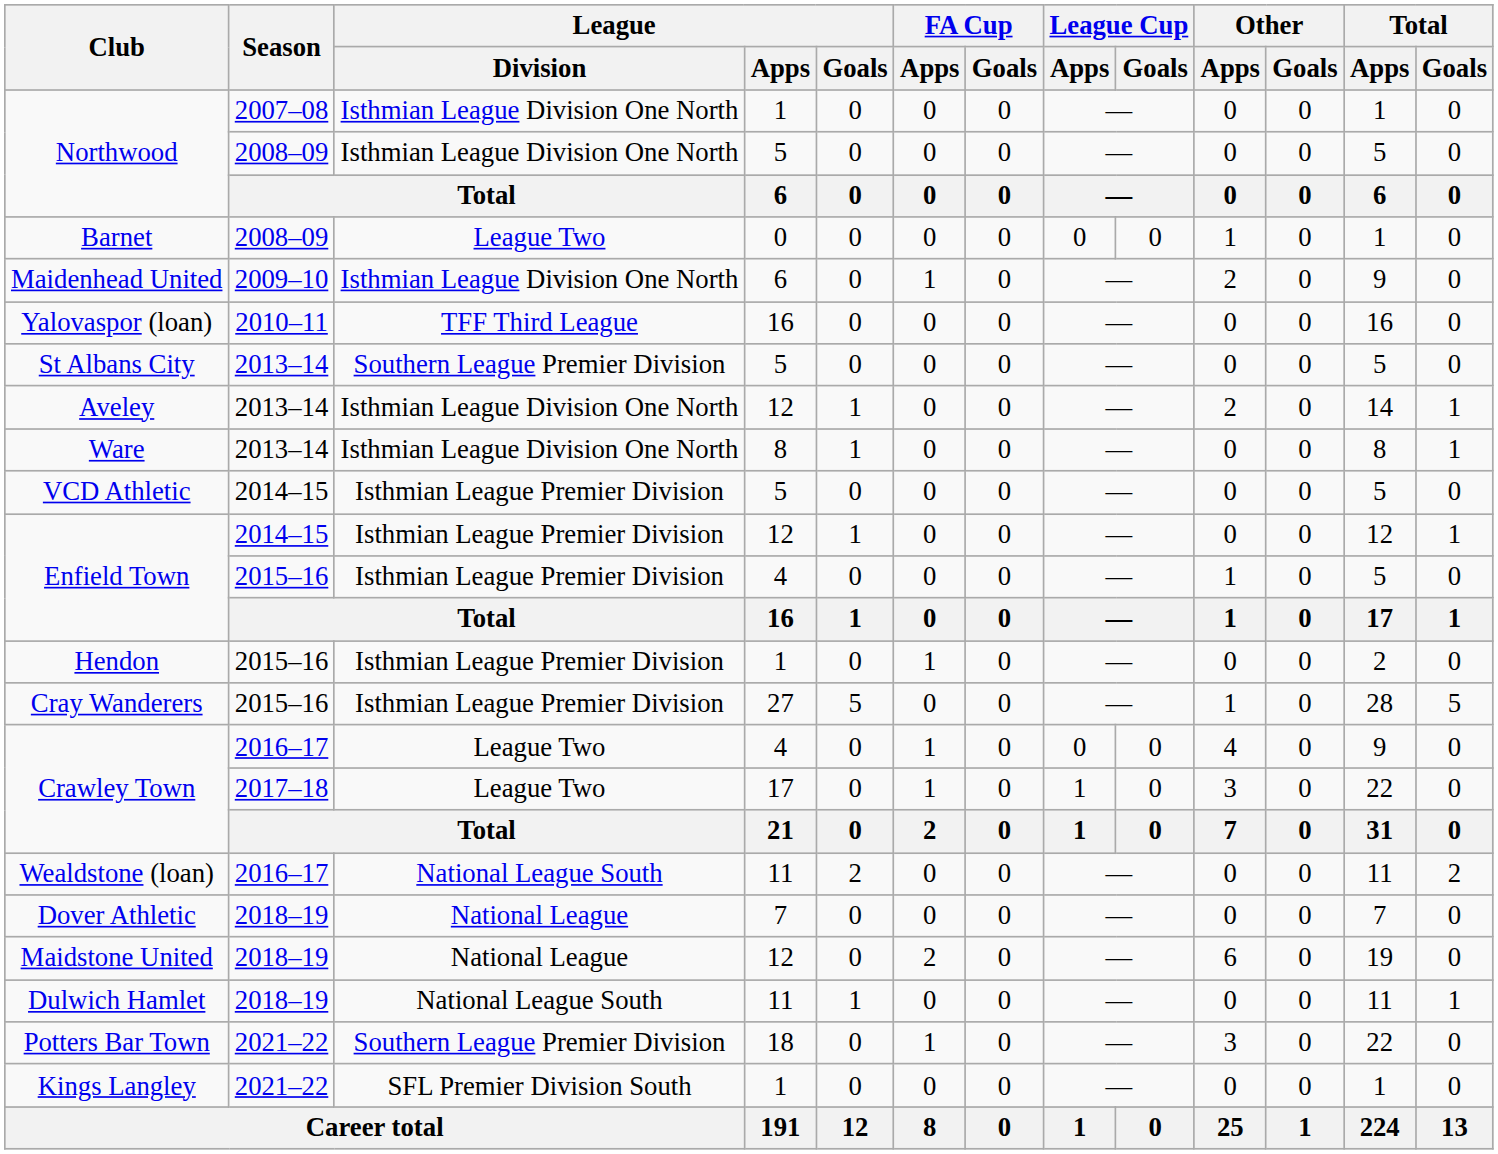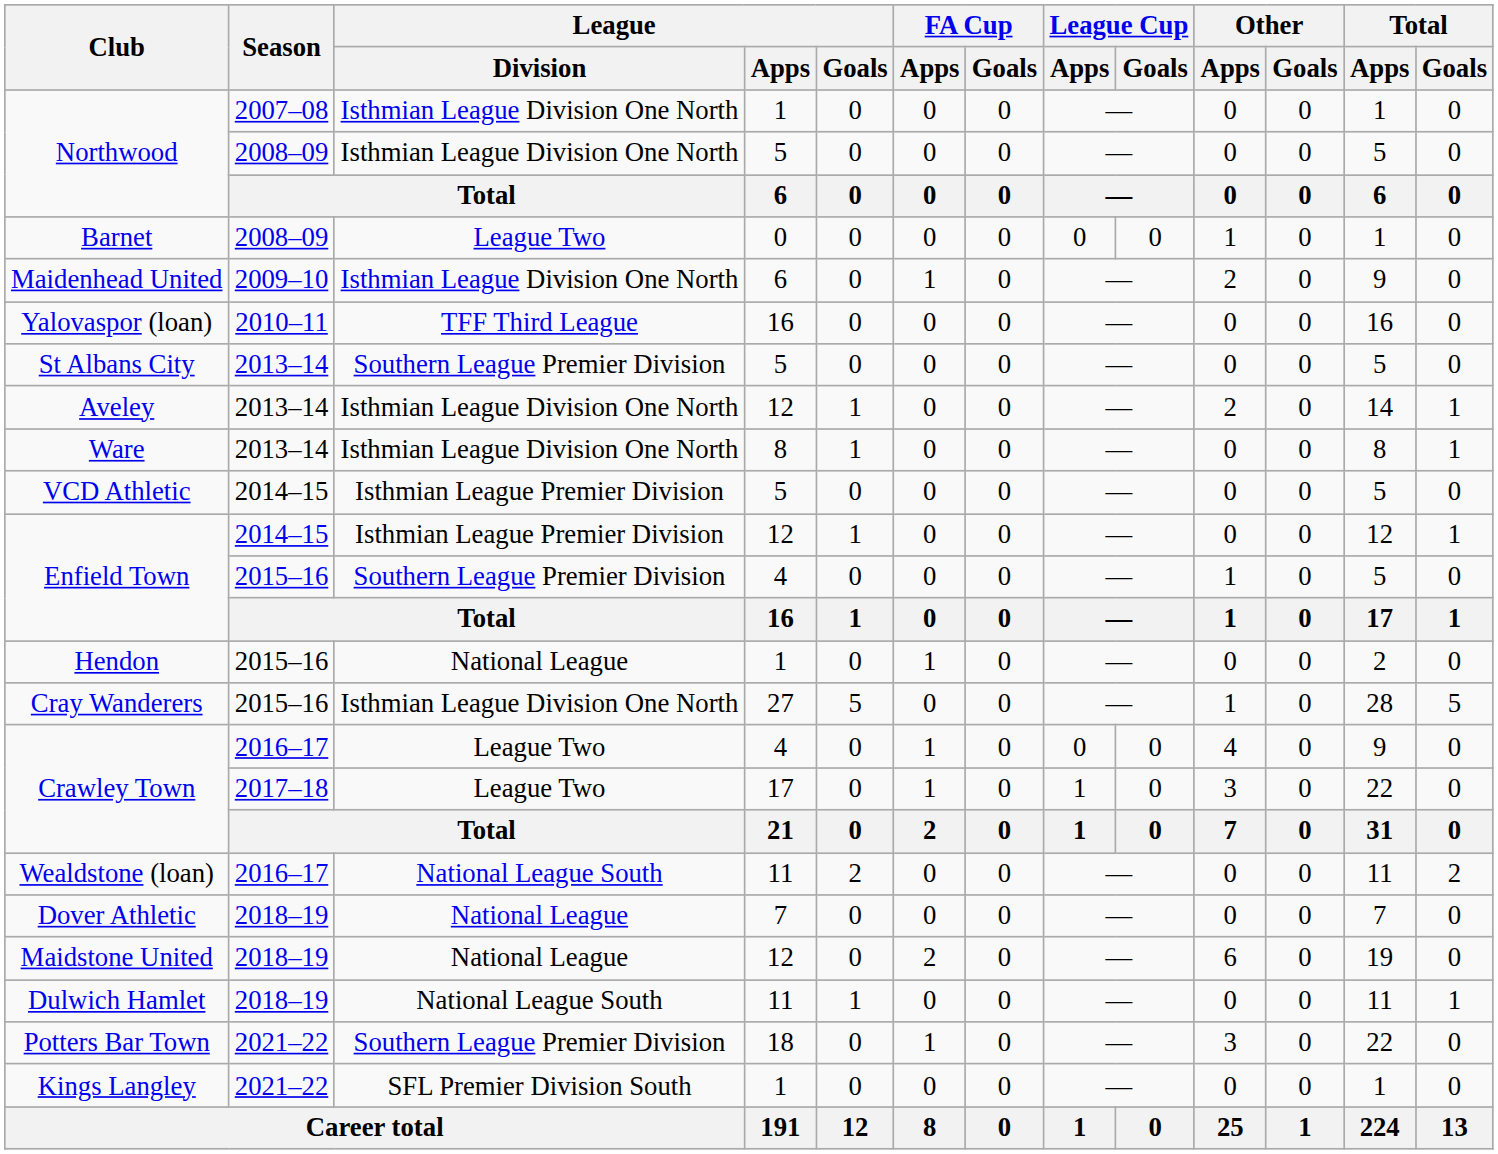(539, 576) Isthmian League Premier Division -> (539, 576) Southern League Premier Division
(539, 661) Isthmian League Premier Division -> (539, 661) National League
(539, 703) Isthmian League Premier Division -> (539, 703) Isthmian League Division One North
